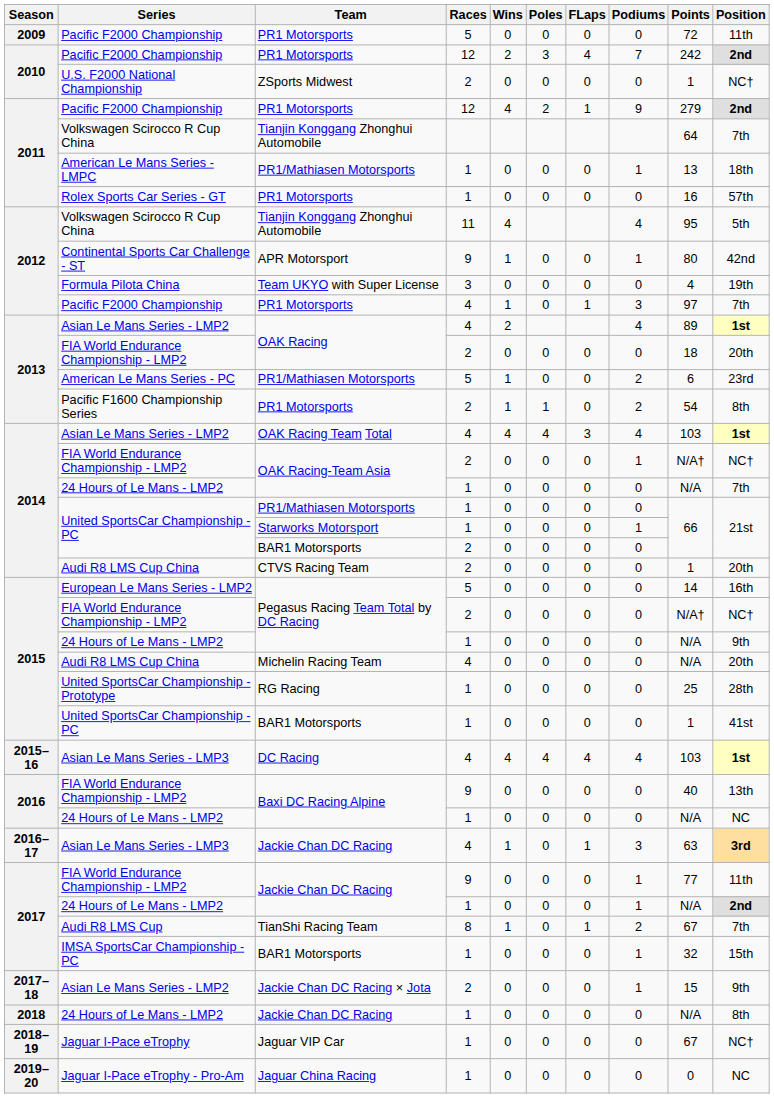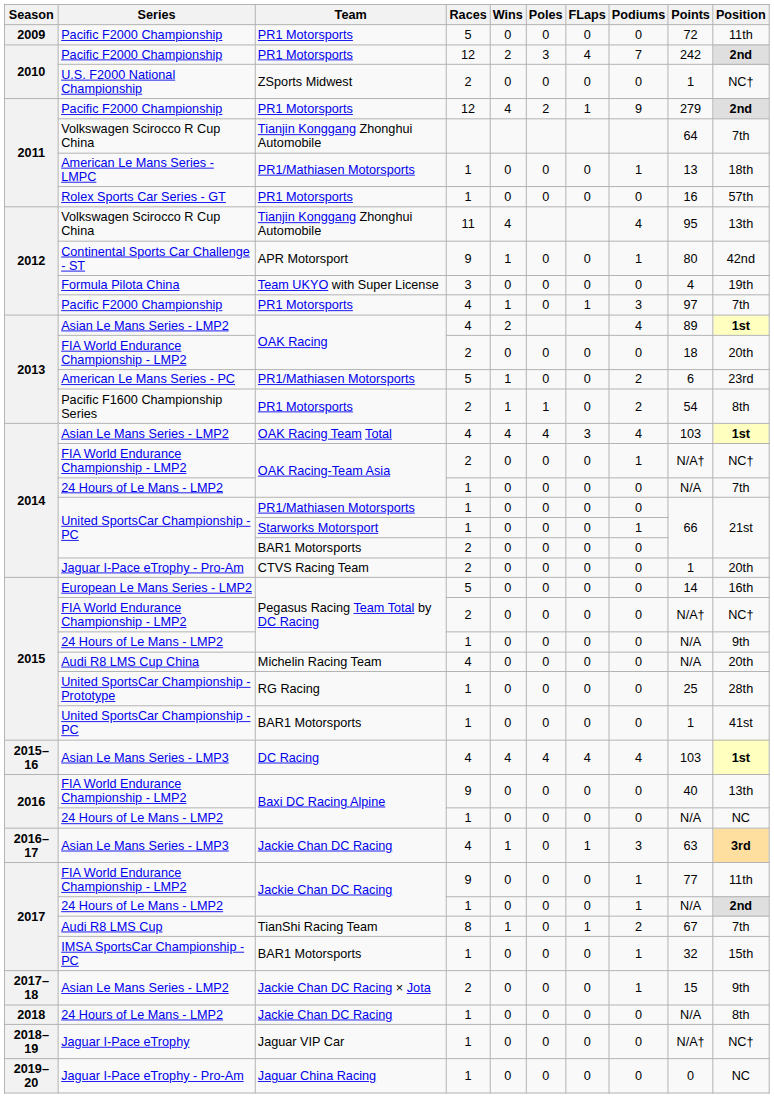(741, 224) 5th -> (741, 224) 13th
(130, 568) Audi R8 LMS Cup China -> (152, 568) Jaguar I-Pace eTrophy - Pro-Am
(691, 1042) 67 -> (691, 1042) N/A†
